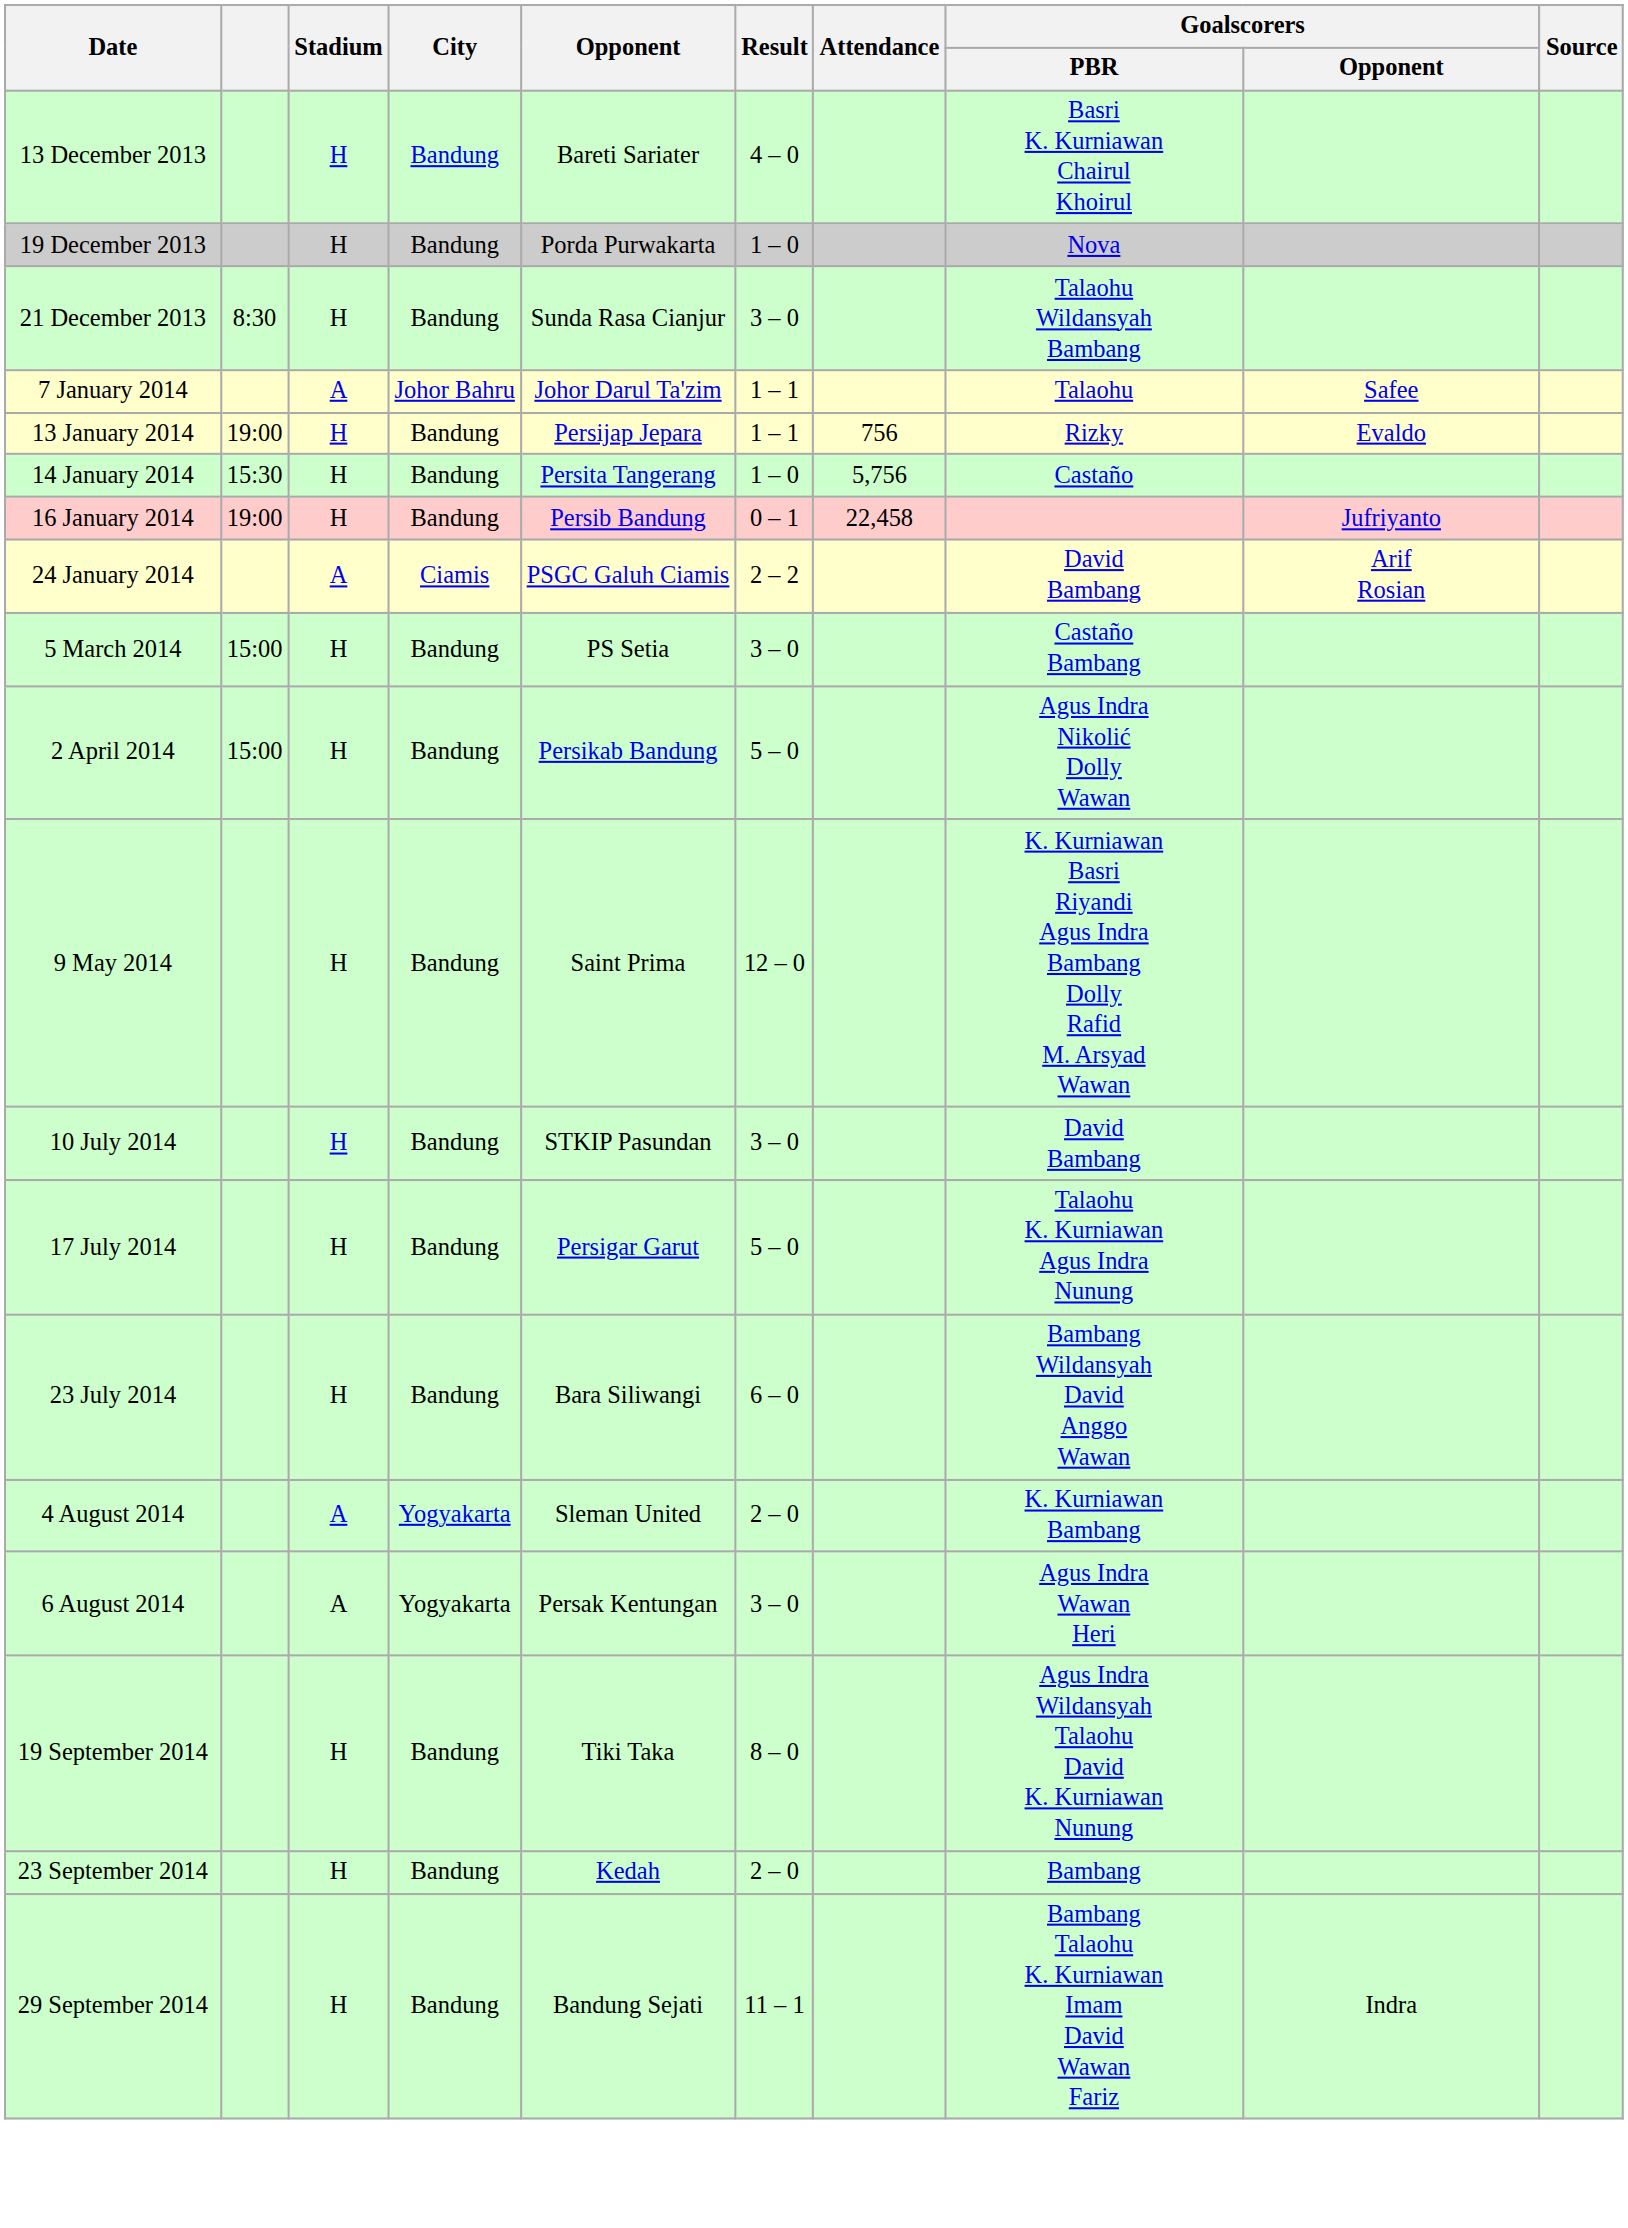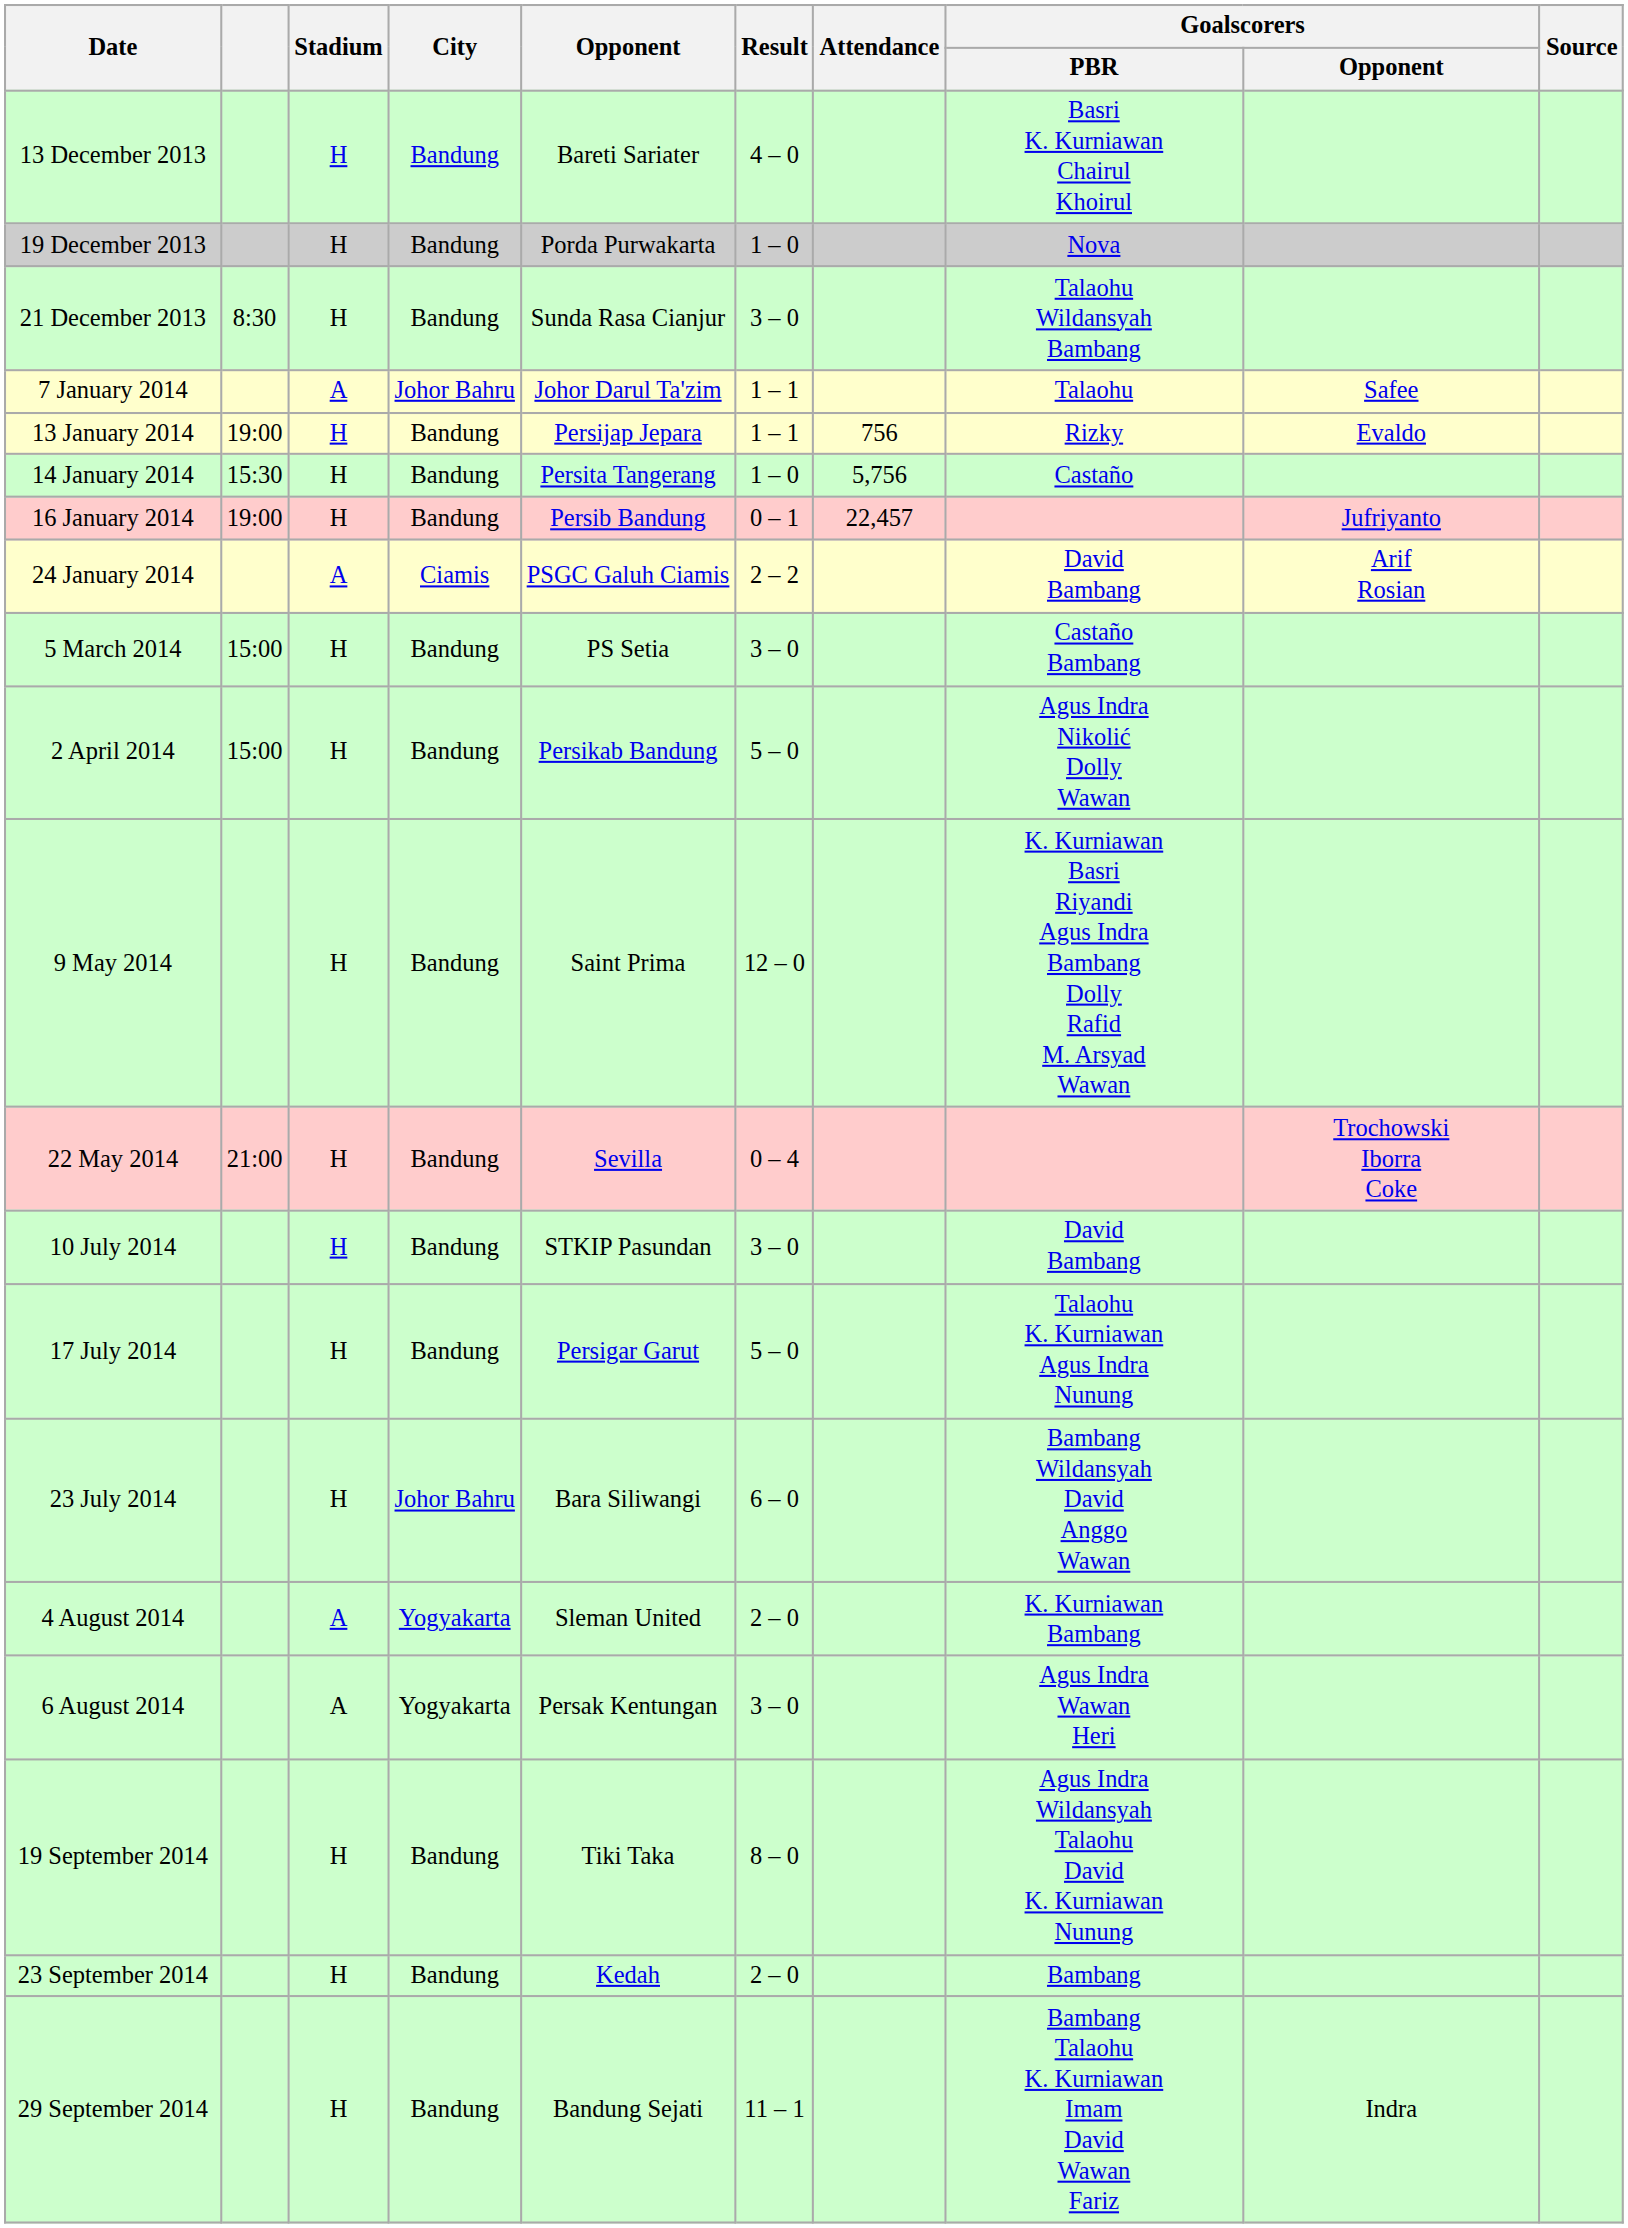(879, 517) 22,458 -> (879, 517) 22,457
+ row: (113, 1158)
(455, 1396) Bandung -> (455, 1499) Johor Bahru
